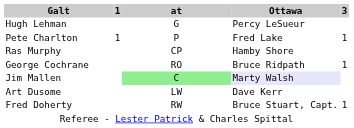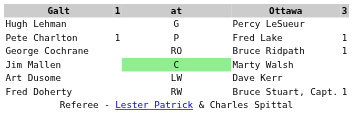- row: (33, 51)
(263, 78) lavender background -> (263, 65) no background
